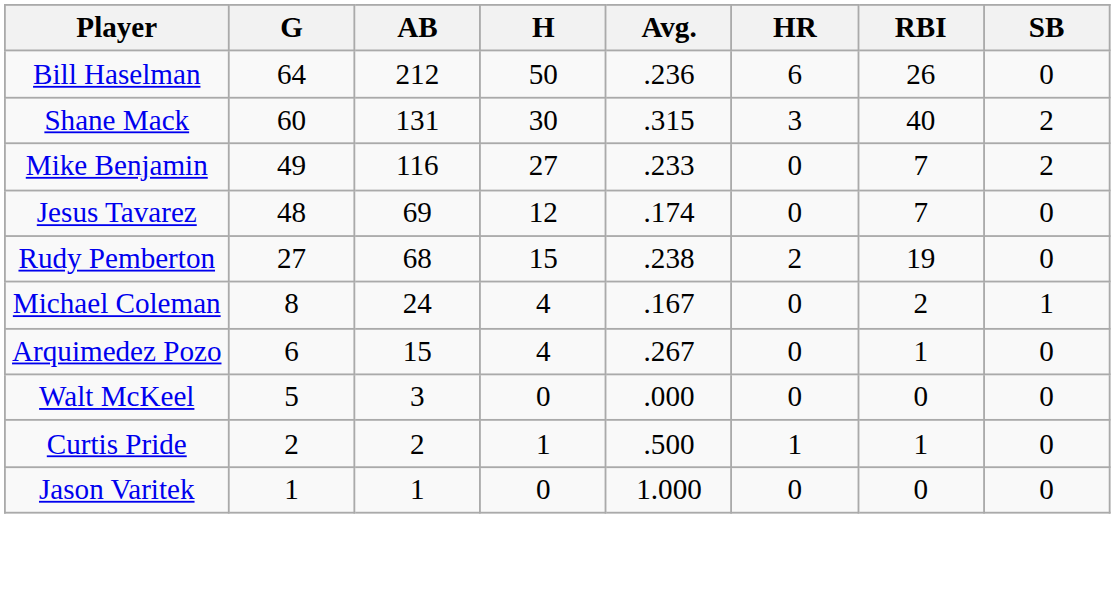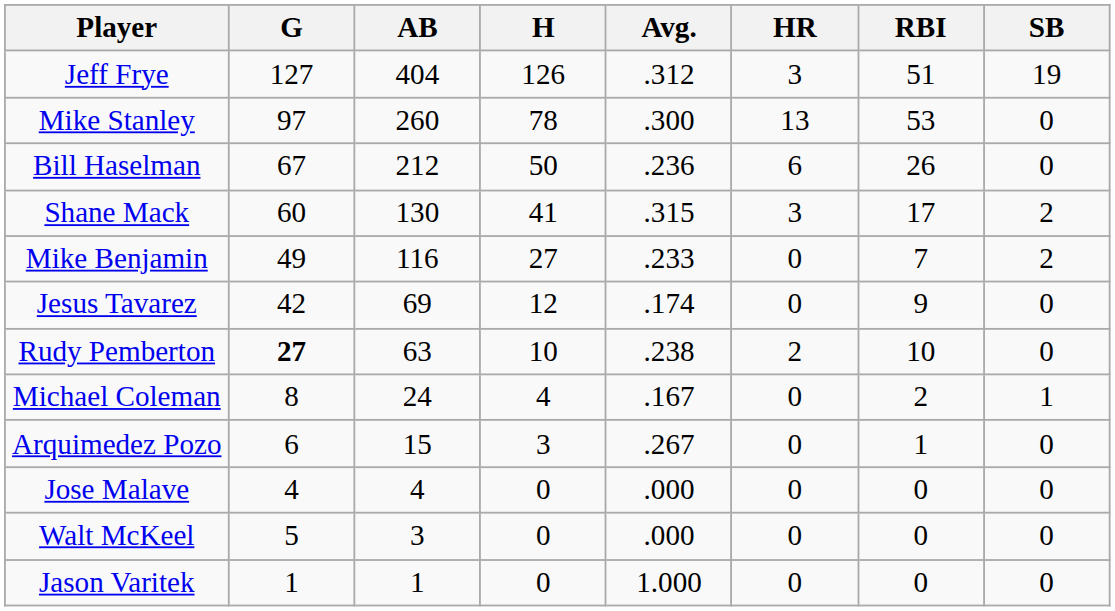+ row: (117, 73)
+ row: (117, 119)
(292, 73) 64 -> (292, 166) 67
(417, 119) 131 -> (417, 212) 130
(543, 119) 30 -> (543, 212) 41
(921, 119) 40 -> (921, 212) 17
(292, 212) 48 -> (292, 304) 42
(921, 212) 7 -> (921, 304) 9
(292, 258) normal -> (292, 350) bold
(417, 258) 68 -> (417, 350) 63
(543, 258) 15 -> (543, 350) 10
(921, 258) 19 -> (921, 350) 10
(543, 350) 4 -> (543, 443) 3
+ row: (117, 489)
- row: (117, 443)
